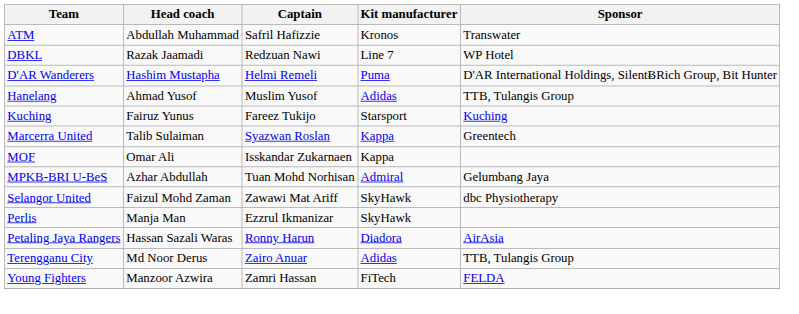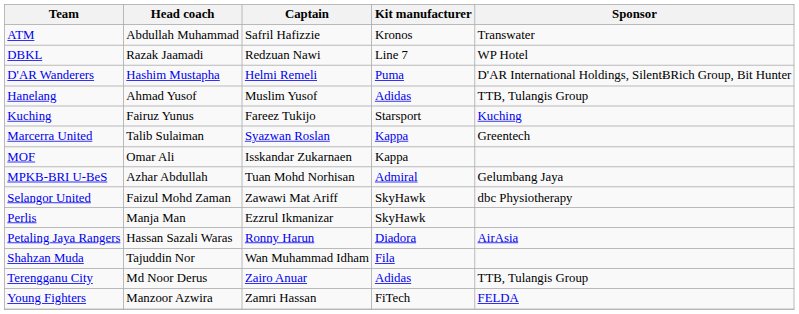+ row: (46, 258)
